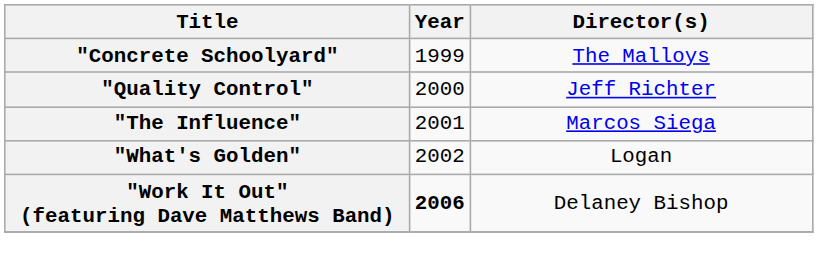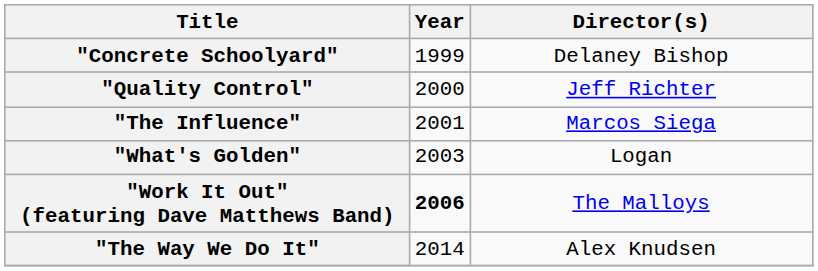(641, 56) The Malloys -> (641, 56) Delaney Bishop
(440, 157) 2002 -> (440, 157) 2003
(641, 203) Delaney Bishop -> (641, 203) The Malloys
+ row: (207, 249)
